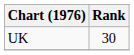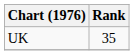(109, 38) 30 -> (109, 38) 35
